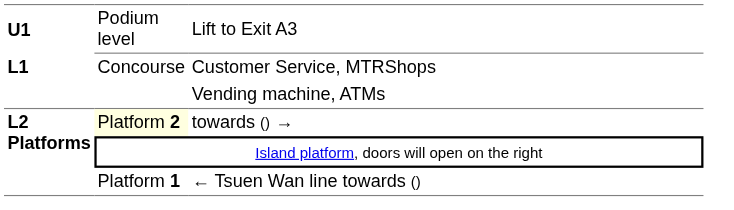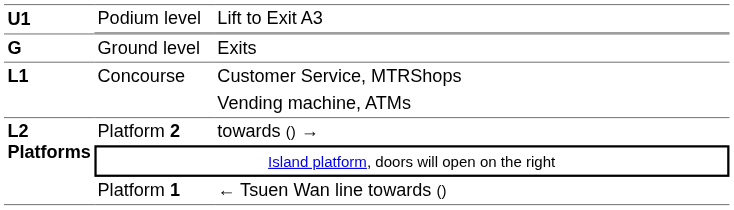+ row: (237, 48)
(139, 122) lightyellow background -> (139, 131) no background
